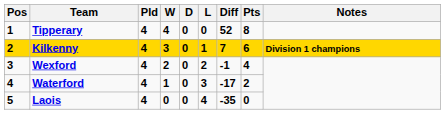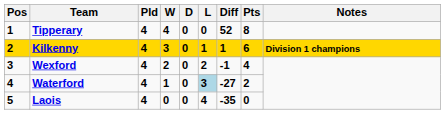(223, 48) 7 -> (223, 48) 1
(204, 83) no background -> (204, 83) lightblue background
(228, 83) -17 -> (228, 83) -27
